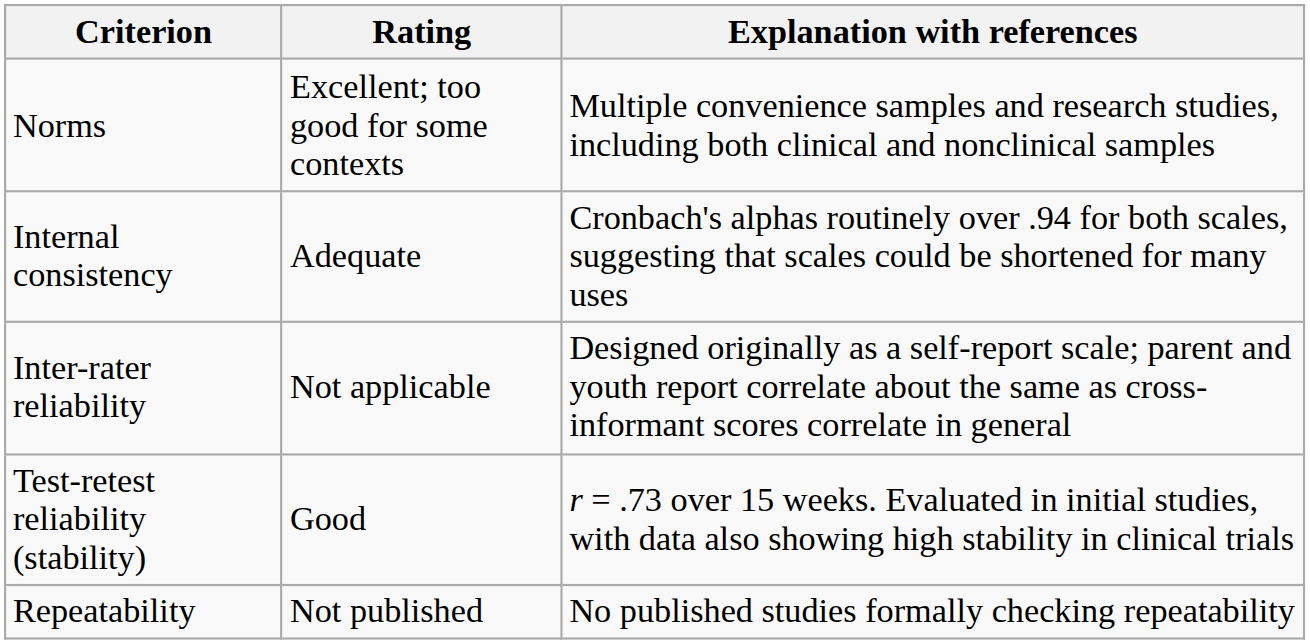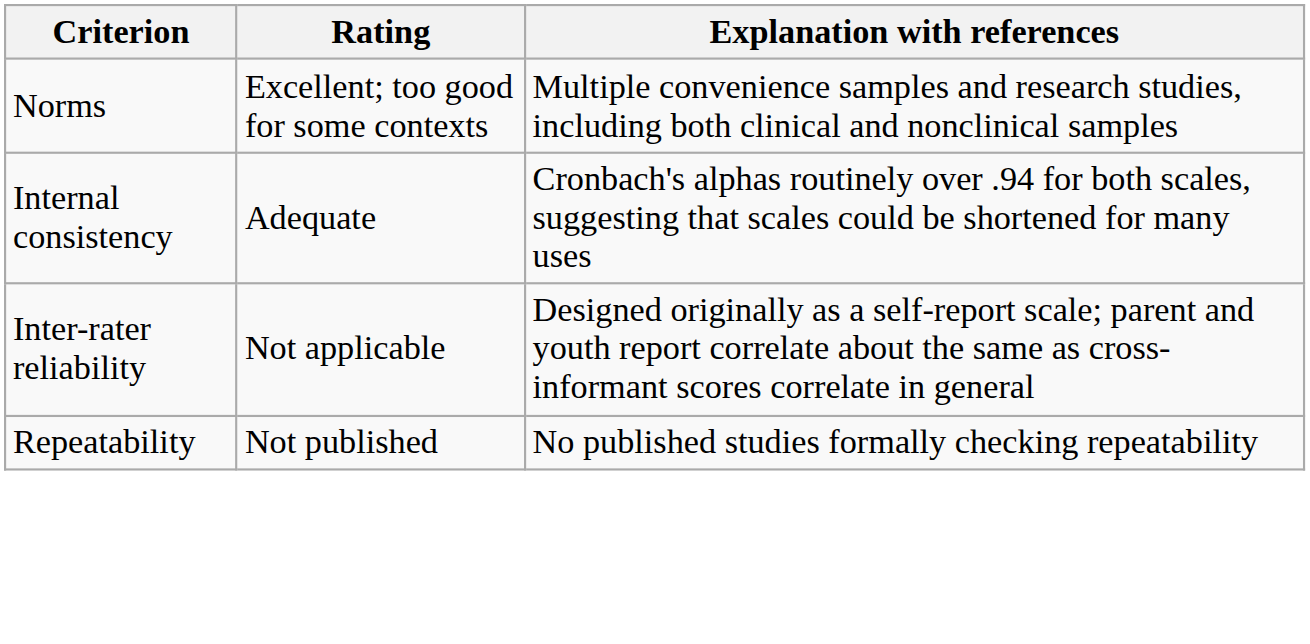- row: (84, 518)
